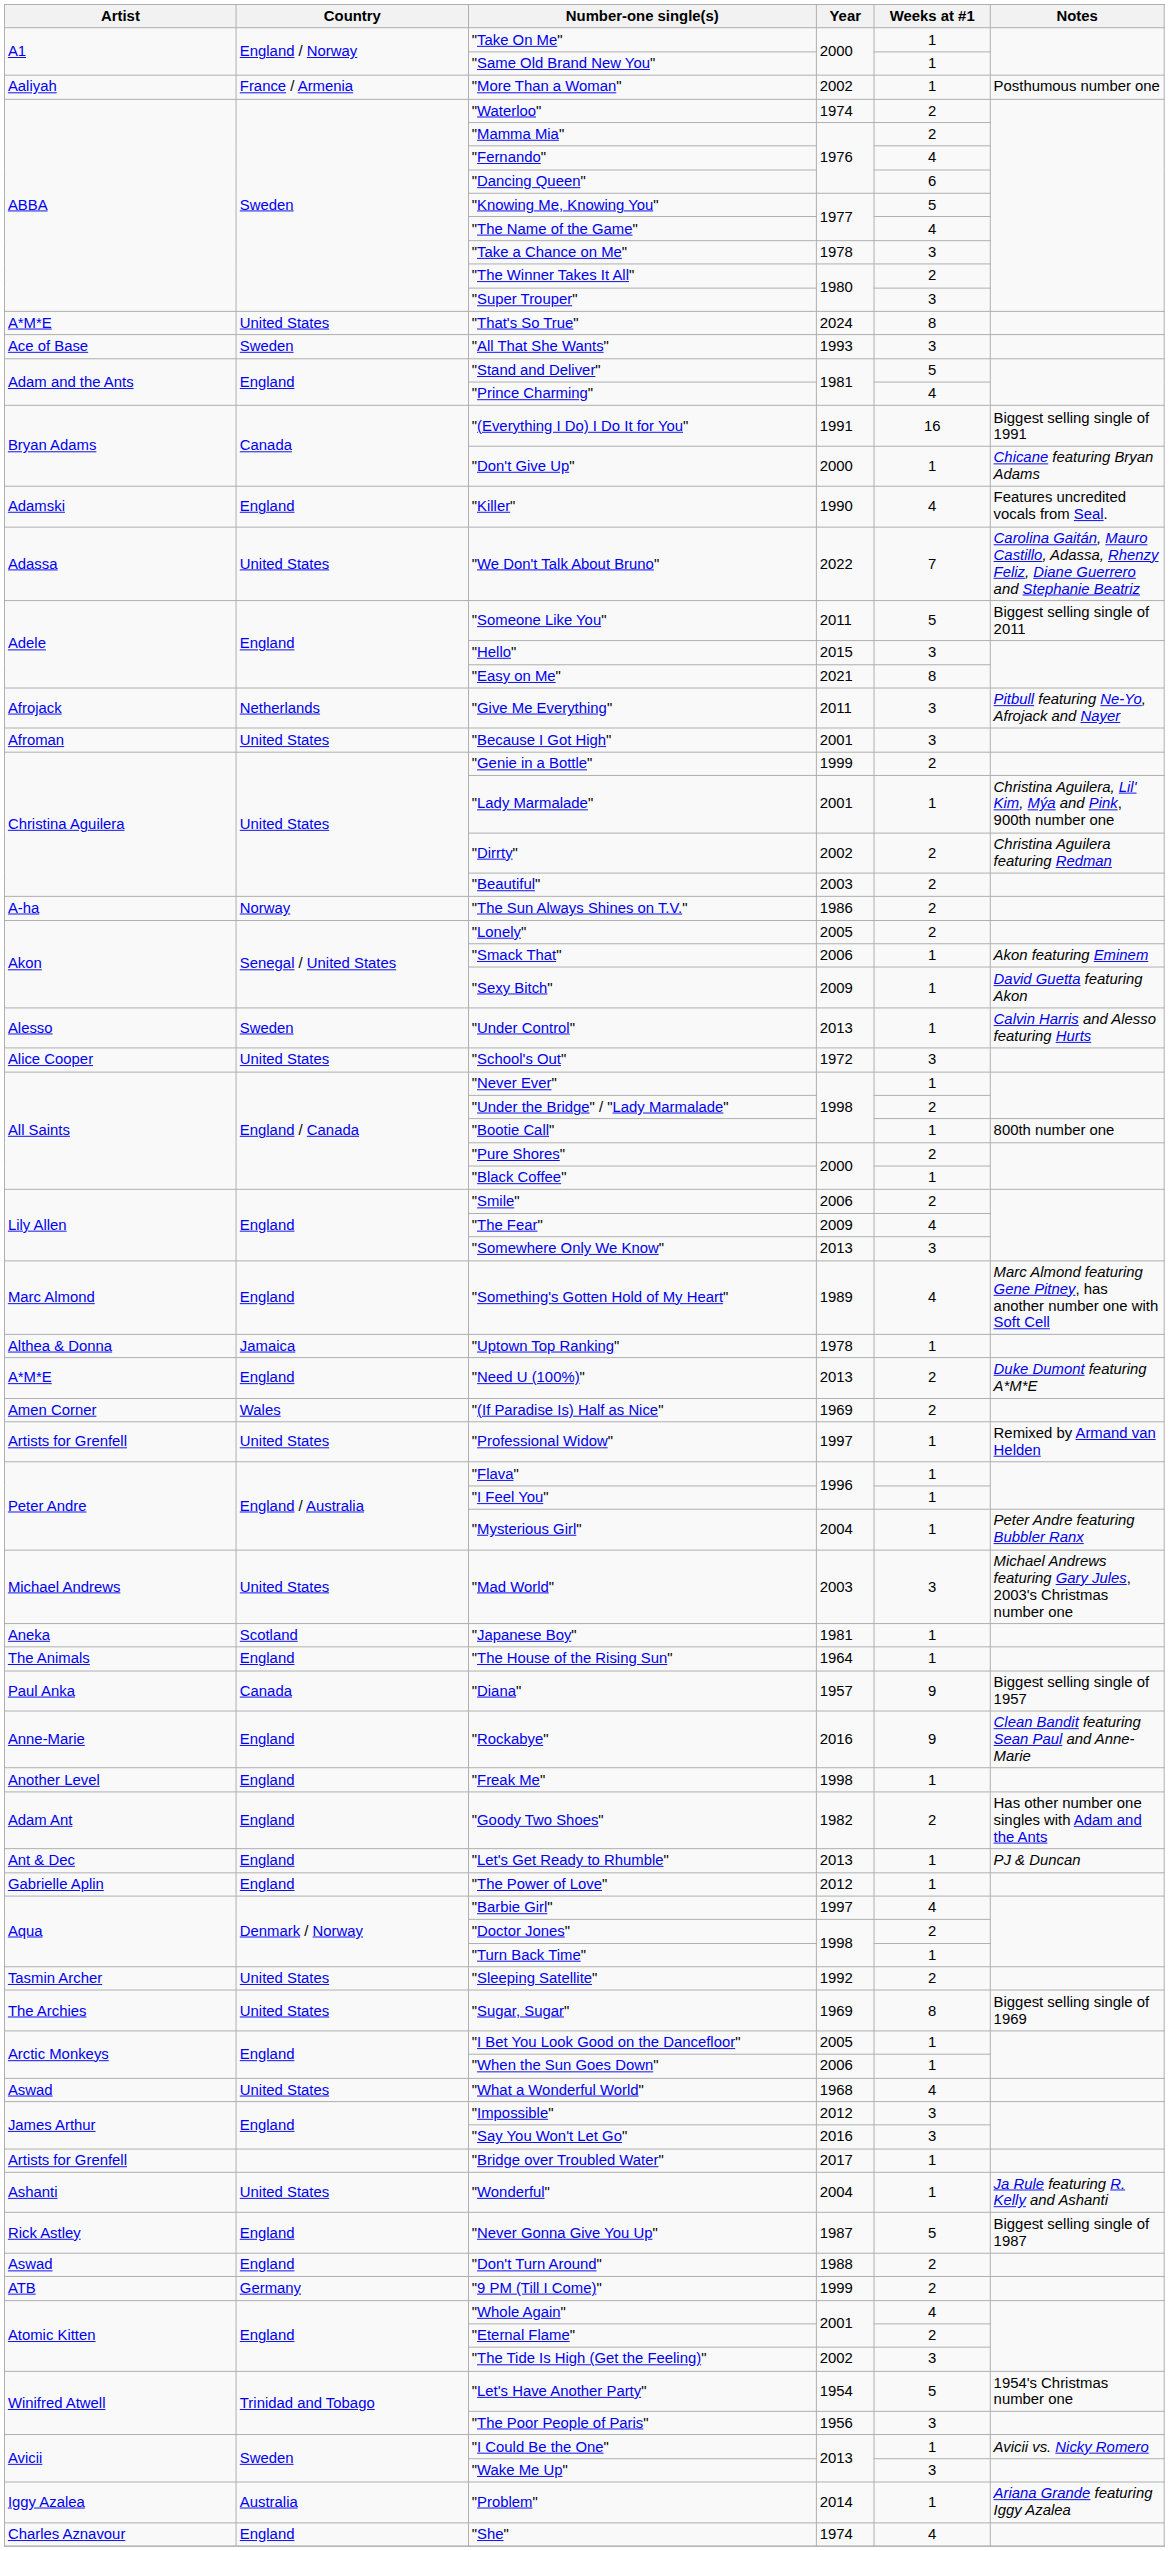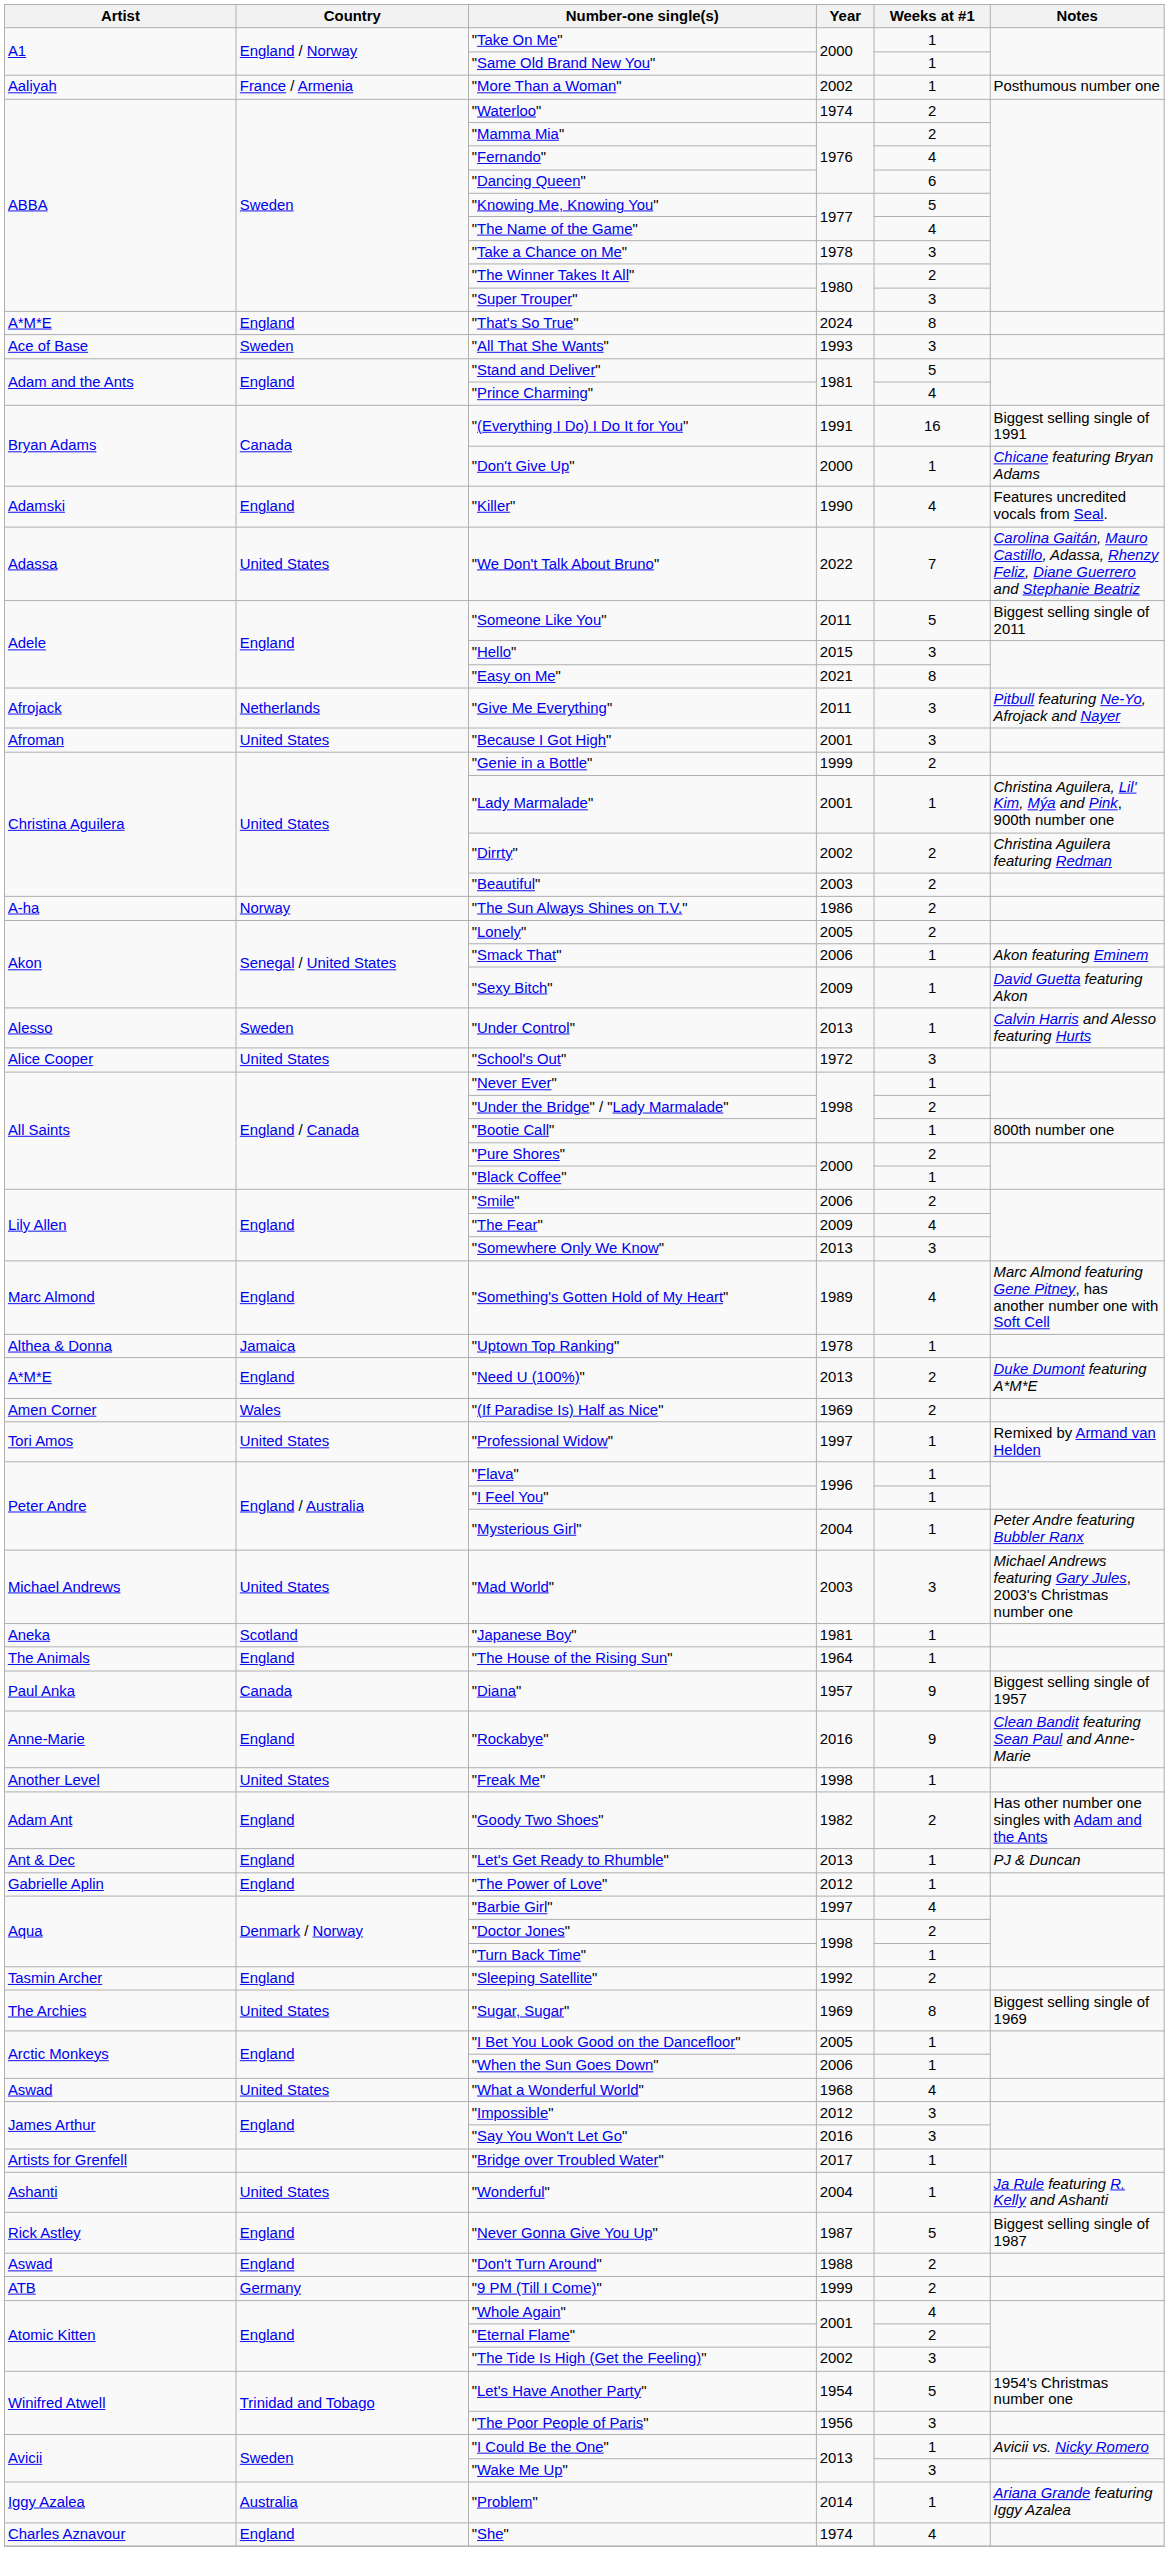(284, 323) United States -> (267, 323) England
(67, 1441) Artists for Grenfell -> (41, 1441) Tori Amos
(267, 1779) England -> (284, 1779) United States
(284, 1978) United States -> (267, 1978) England
